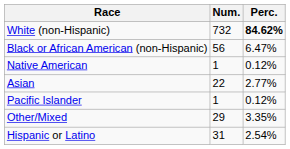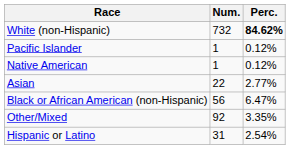rows swapped: (107, 48) <-> (44, 100)
(219, 118) 29 -> (219, 118) 92
